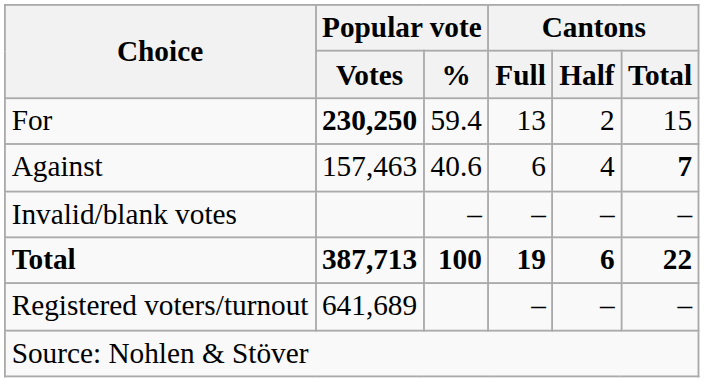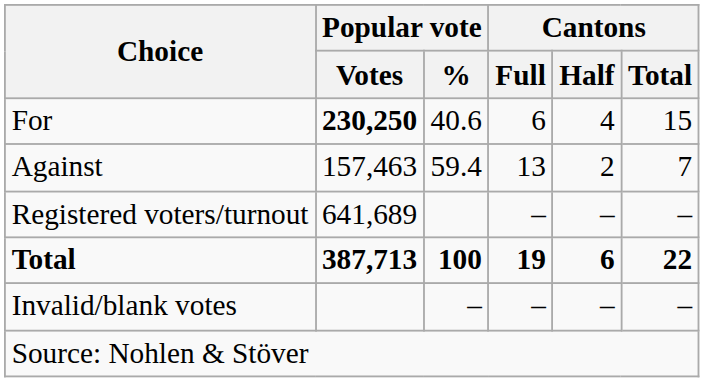(456, 120) 59.4 -> (456, 120) 40.6
(531, 120) 13 -> (538, 120) 6
(607, 120) 2 -> (607, 120) 4
(456, 167) 40.6 -> (456, 167) 59.4
(538, 167) 6 -> (531, 167) 13
(607, 167) 4 -> (607, 167) 2
(685, 167) bold -> (685, 167) normal
rows swapped: (124, 213) <-> (160, 306)
